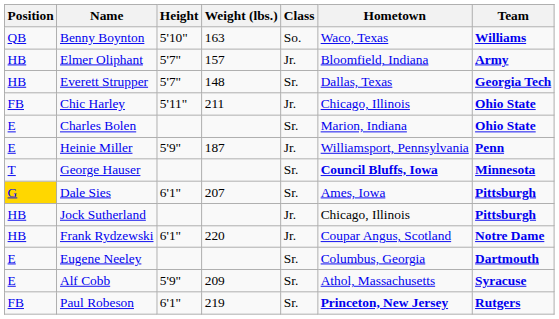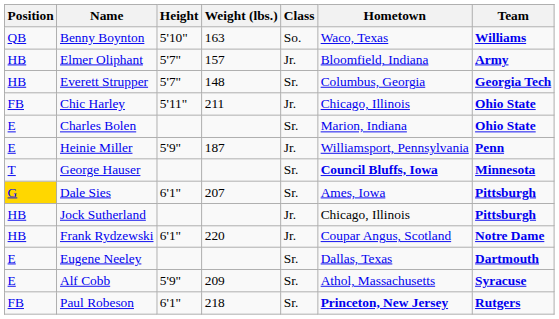(356, 82) Dallas, Texas -> (373, 82) Columbus, Georgia
(373, 258) Columbus, Georgia -> (356, 258) Dallas, Texas
(215, 303) 219 -> (215, 303) 218
